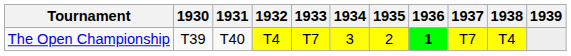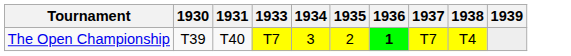- column: (271, 16)
